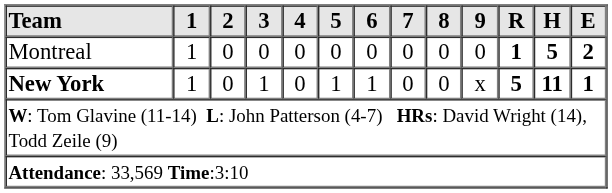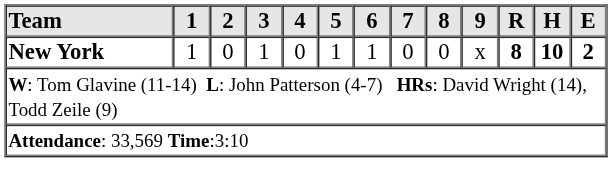- row: (50, 52)
(516, 83) 5 -> (516, 52) 8
(552, 83) 11 -> (552, 52) 10
(588, 83) 1 -> (588, 52) 2
